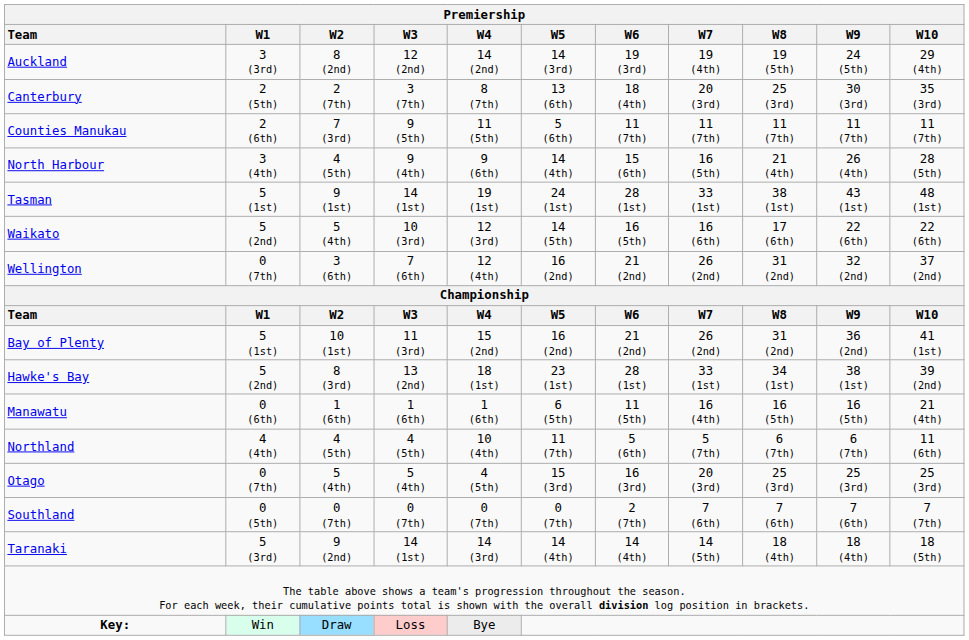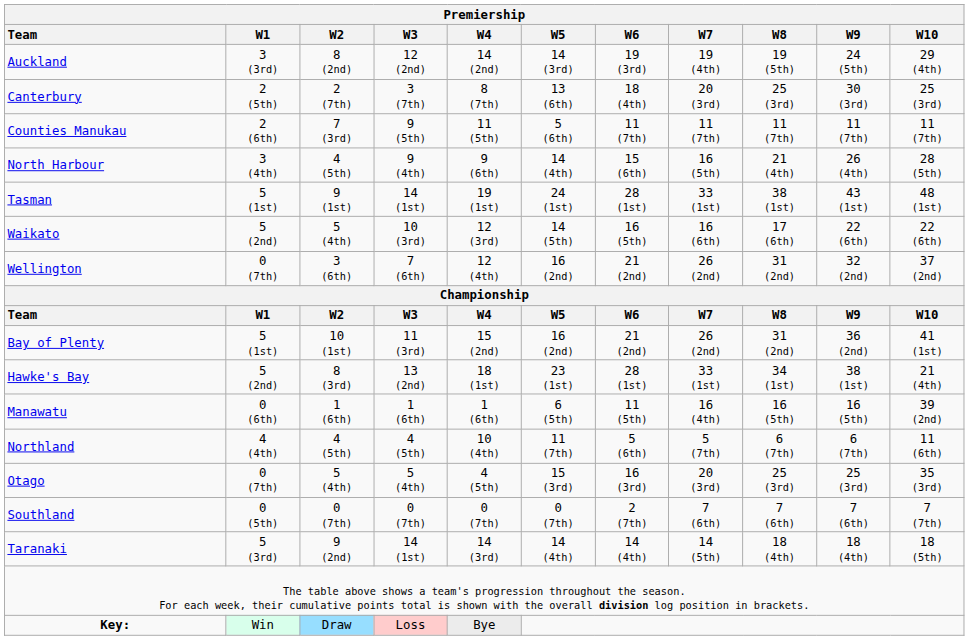(927, 96) 35 (3rd) -> (927, 96) 25 (3rd)
(927, 377) 39 (2nd) -> (927, 377) 21 (4th)
(927, 412) 21 (4th) -> (927, 412) 39 (2nd)
(927, 480) 25 (3rd) -> (927, 480) 35 (3rd)
